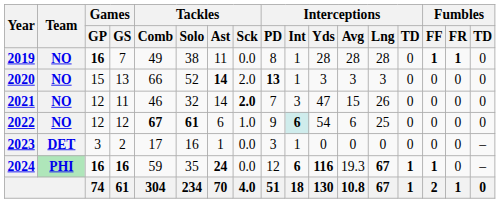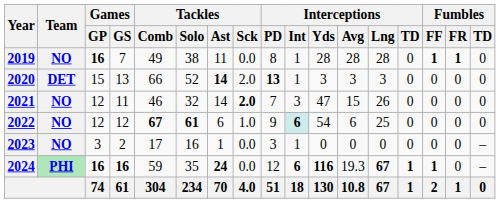(61, 79) NO -> (61, 79) DET
(61, 144) DET -> (61, 144) NO
